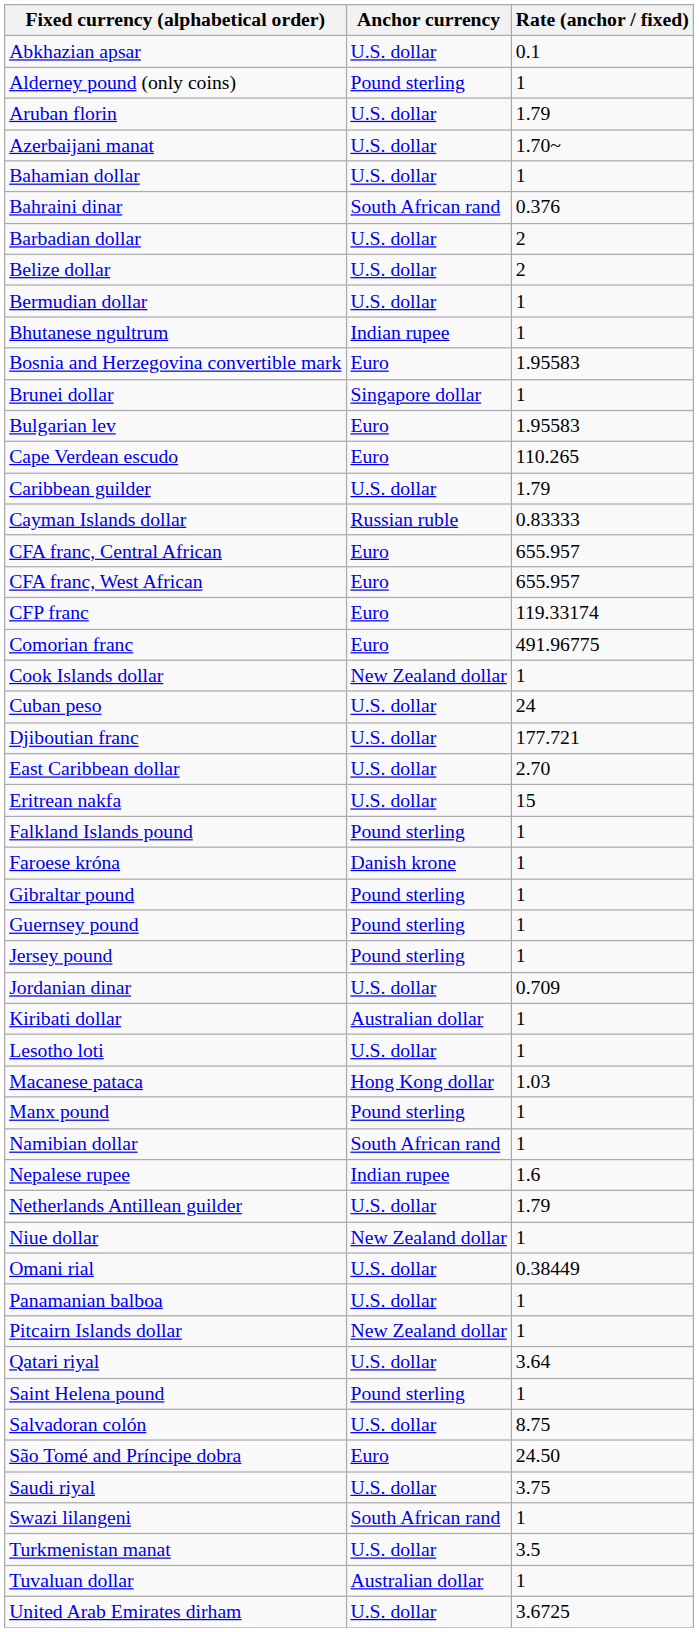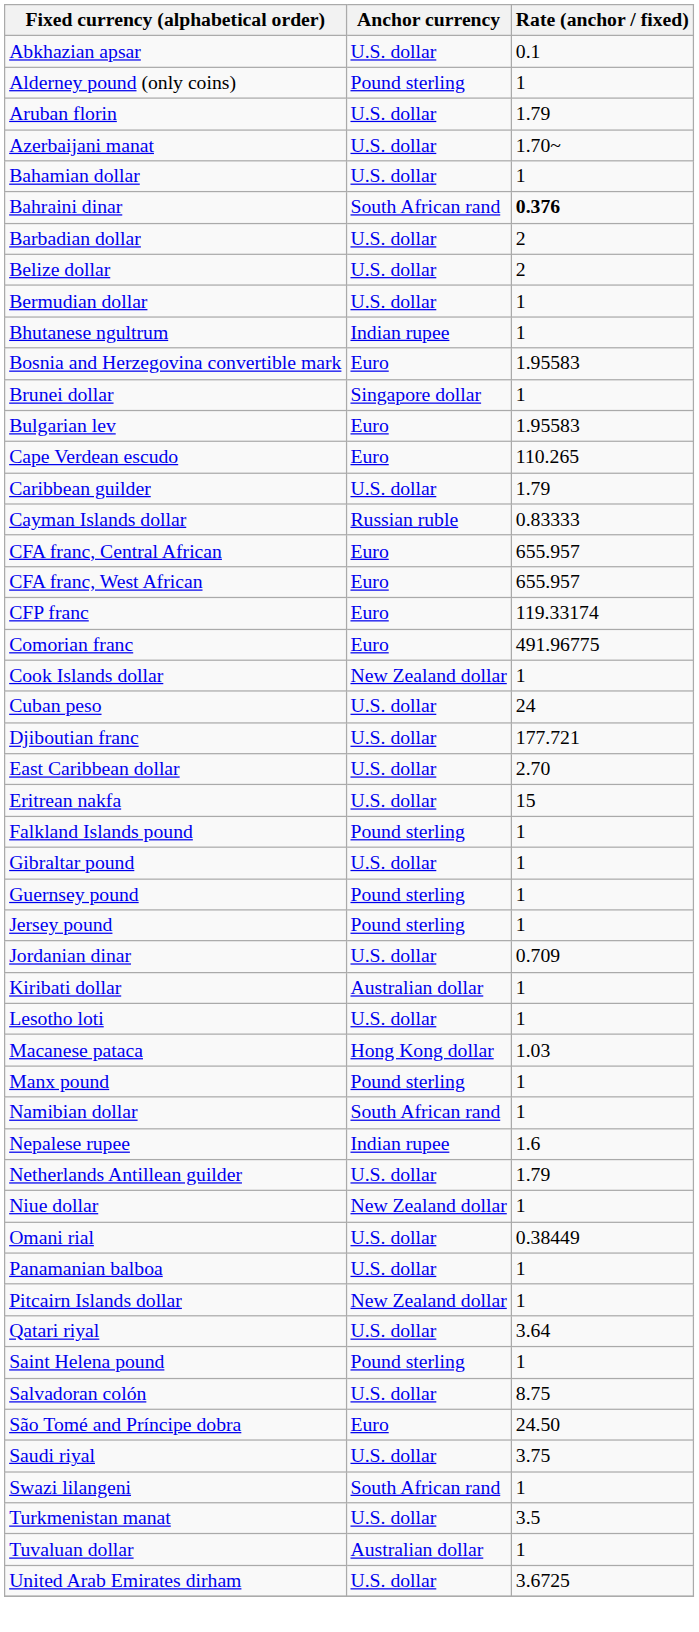(538, 207) normal -> (538, 207) bold
- row: (65, 862)
(408, 894) Pound sterling -> (393, 862) U.S. dollar
